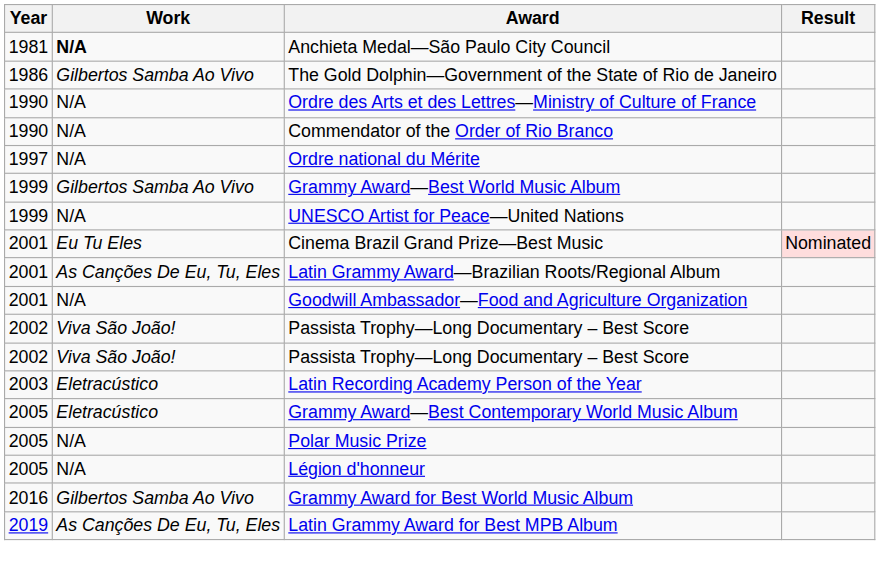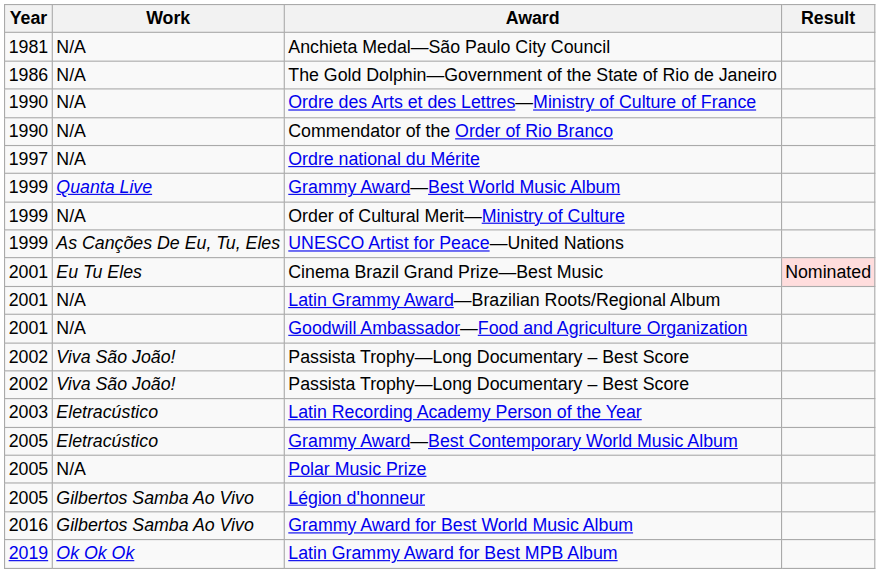(72, 46) bold -> (71, 46) normal
(155, 74) Gilbertos Samba Ao Vivo -> (71, 74) N/A
(155, 187) Gilbertos Samba Ao Vivo -> (104, 187) Quanta Live
+ row: (28, 215)
(71, 215) N/A -> (168, 243) As Canções De Eu, Tu, Eles
(168, 272) As Canções De Eu, Tu, Eles -> (71, 300) N/A
(71, 469) N/A -> (155, 497) Gilbertos Samba Ao Vivo
(168, 525) As Canções De Eu, Tu, Eles -> (95, 553) Ok Ok Ok
